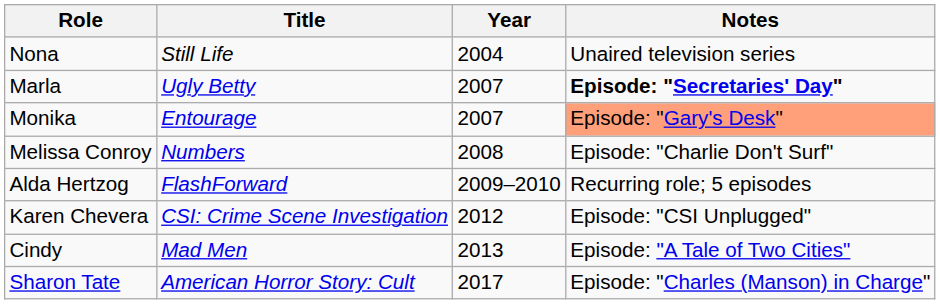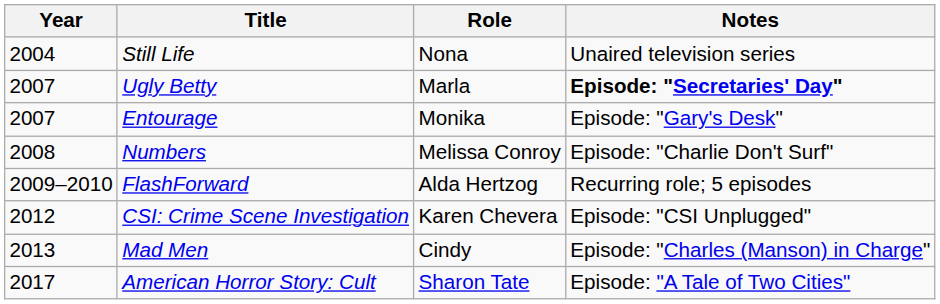columns swapped: (509, 20) <-> (81, 20)
(677, 119) lightsalmon background -> (677, 119) no background
(710, 250) Episode: "A Tale of Two Cities" -> (750, 250) Episode: "Charles (Manson) in Charge"
(750, 282) Episode: "Charles (Manson) in Charge" -> (710, 282) Episode: "A Tale of Two Cities"
